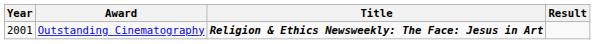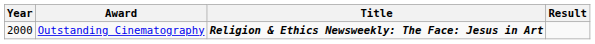(20, 30) 2001 -> (20, 30) 2000
